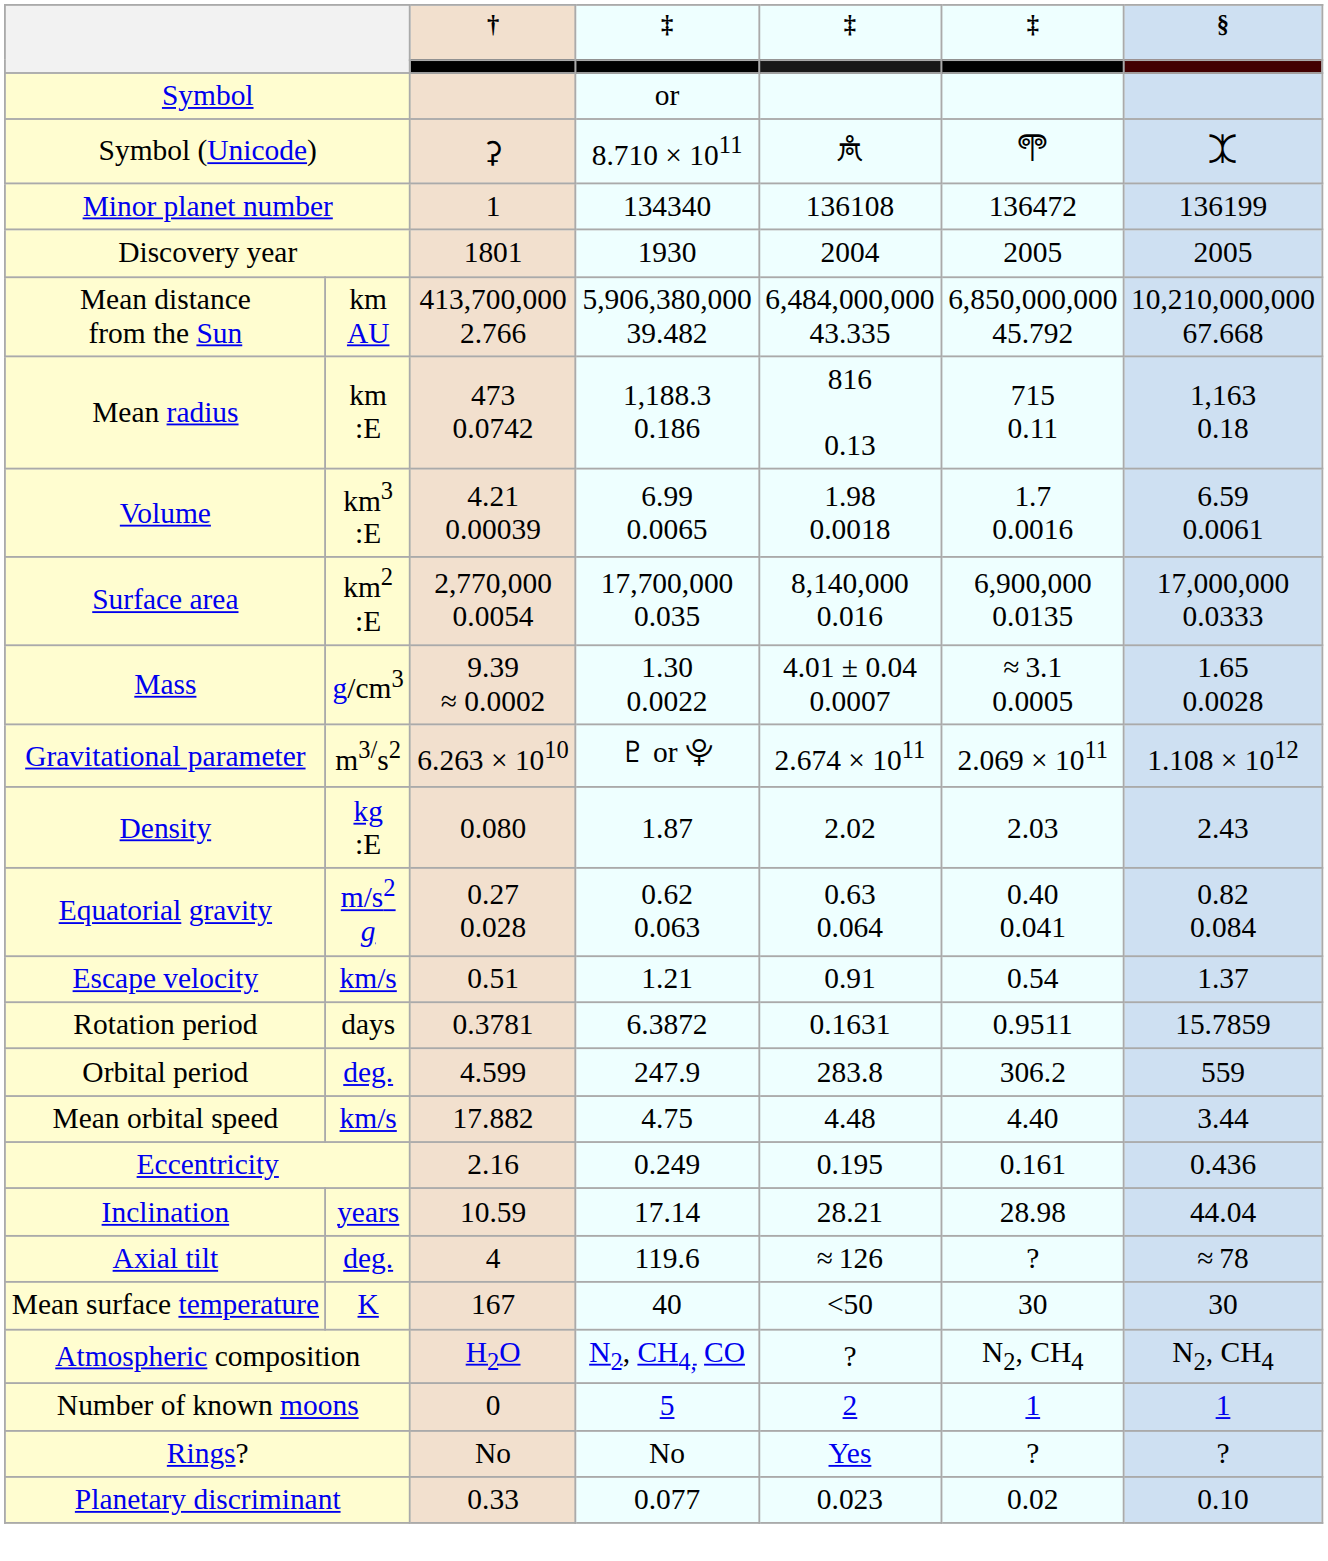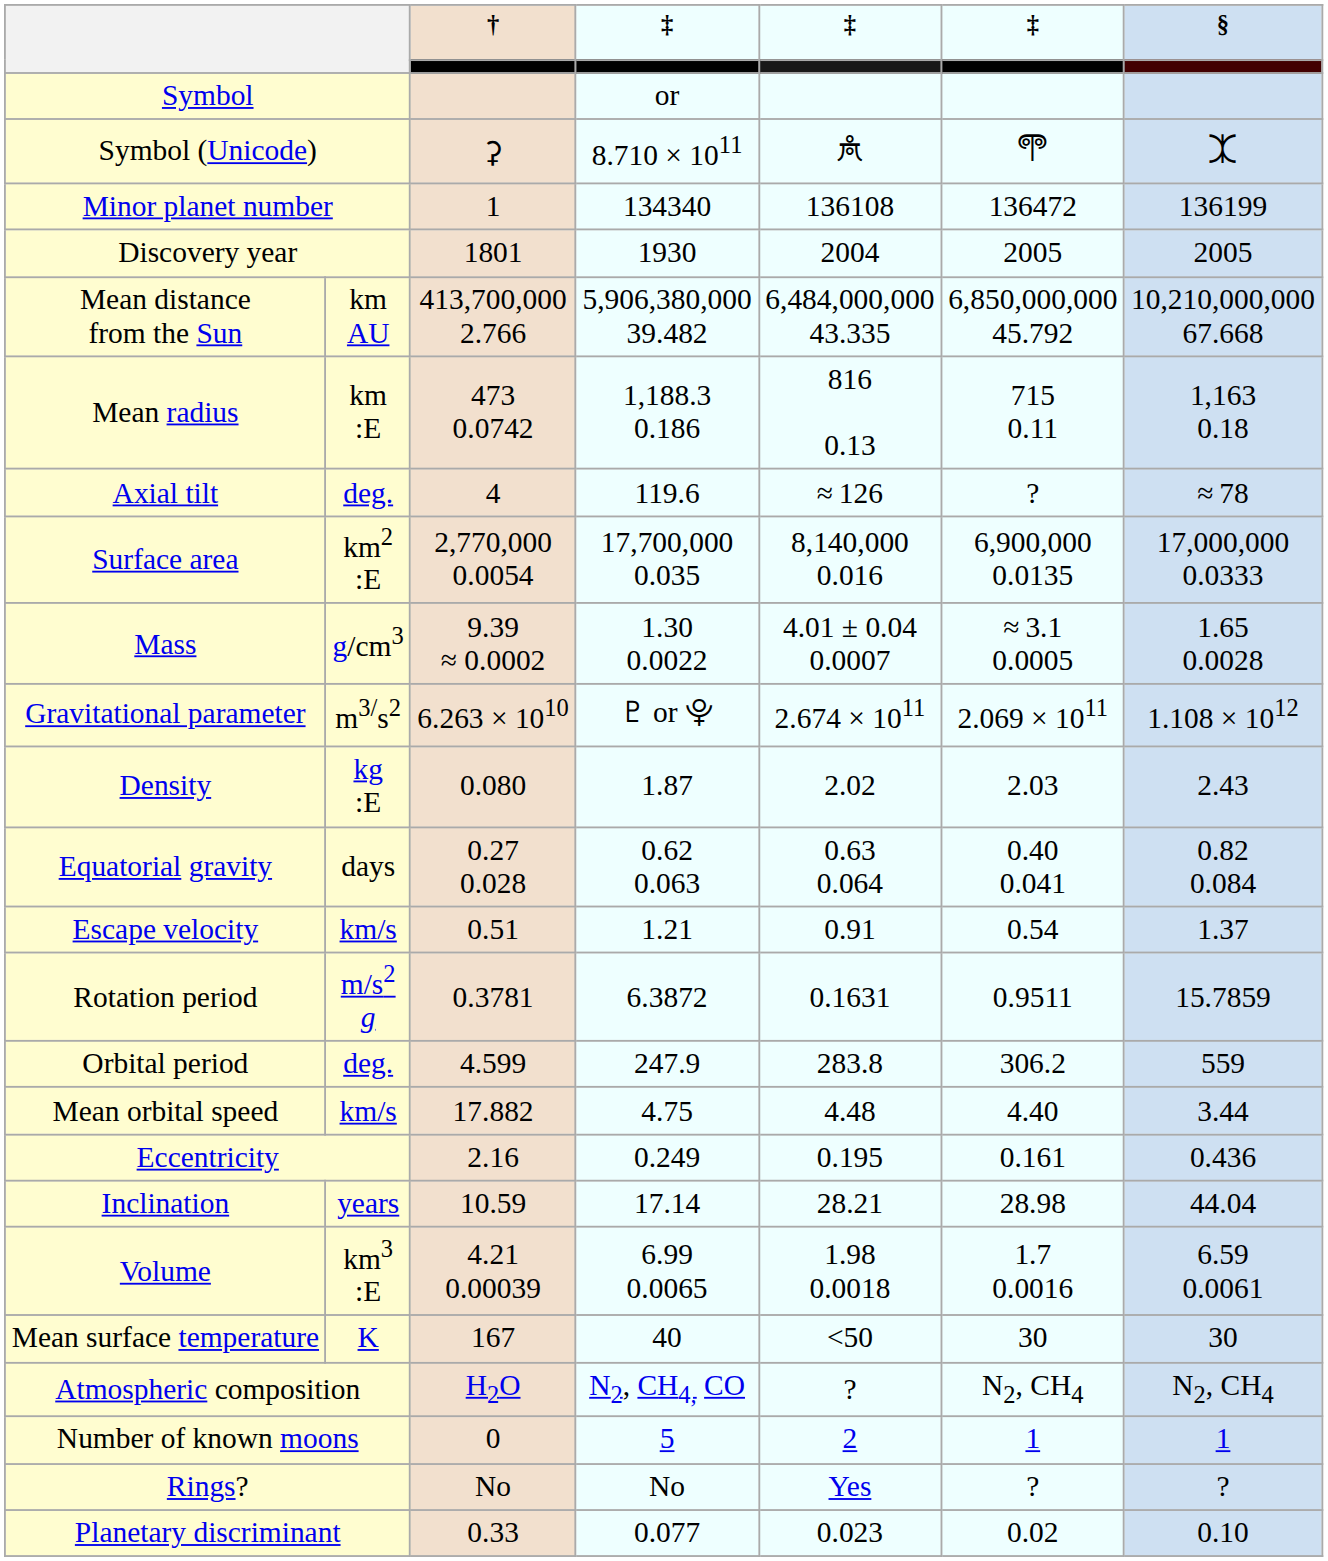rows swapped: (165, 512) <-> (165, 1258)
(368, 911) m/s2 g -> (368, 866) days
(368, 1025) days -> (368, 996) m/s2 g
